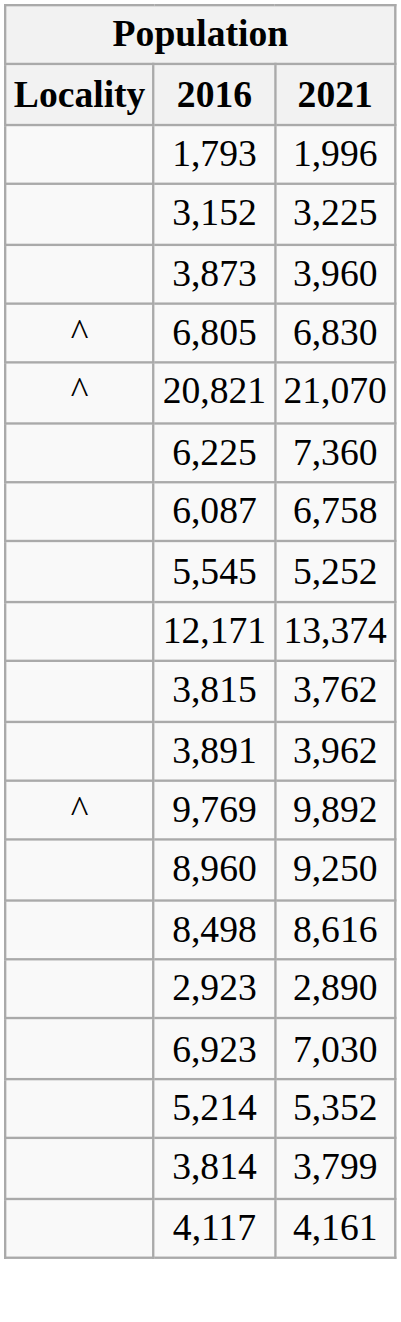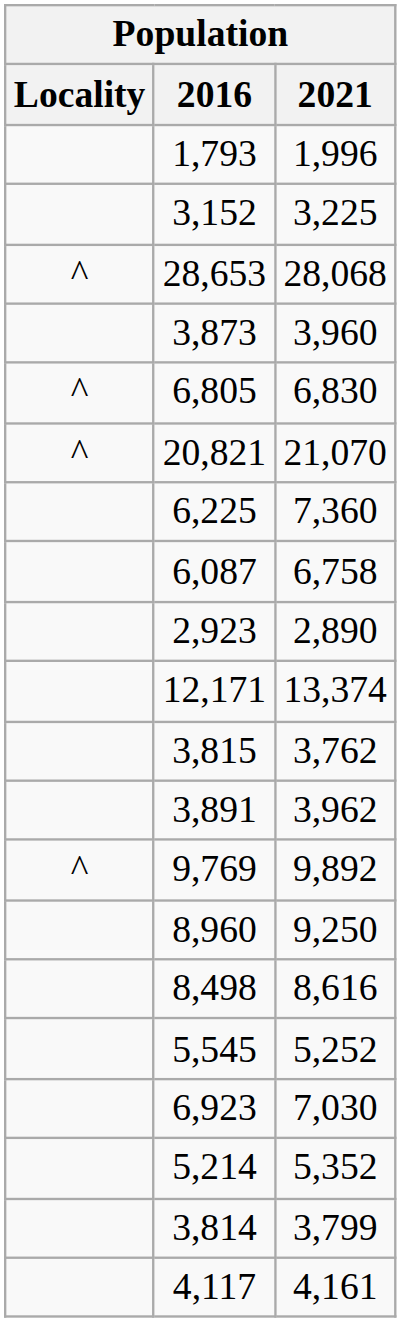+ row: (214, 272)
rows swapped: (214, 570) <-> (214, 988)
